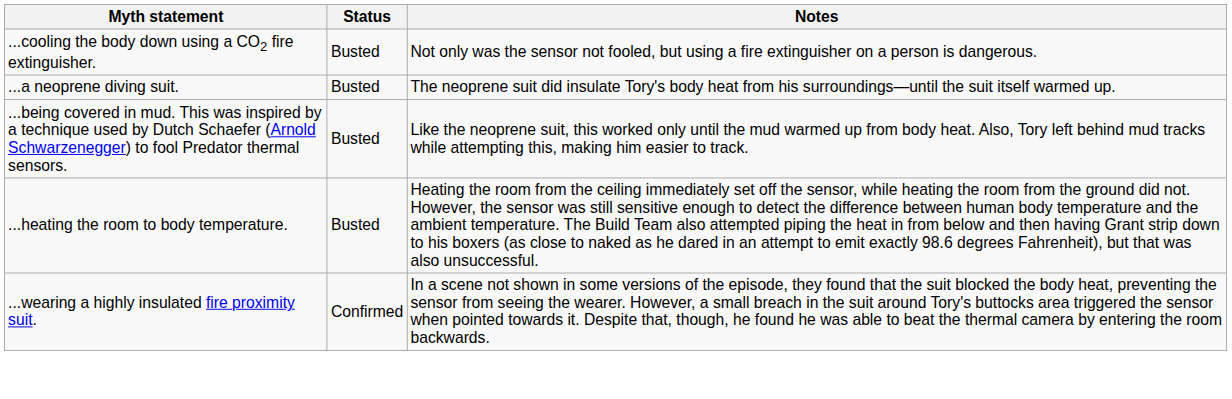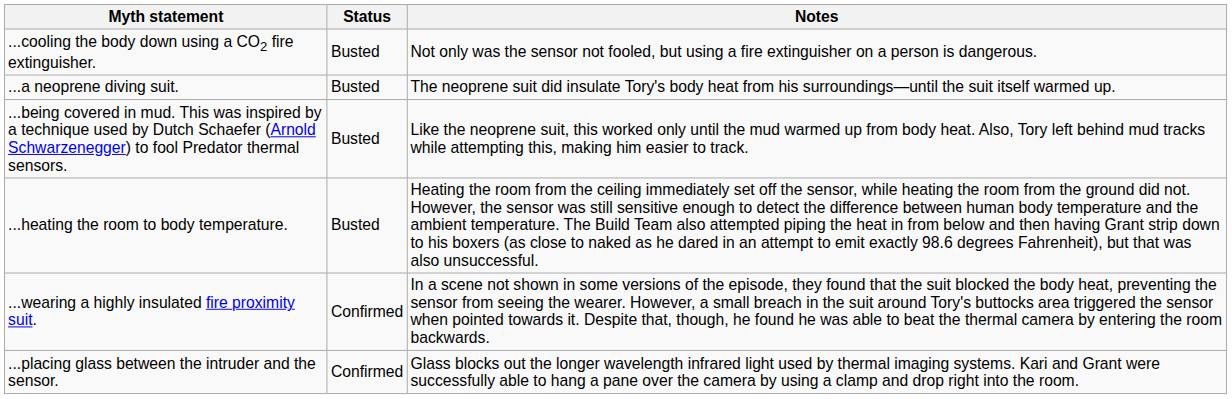+ row: (162, 372)
